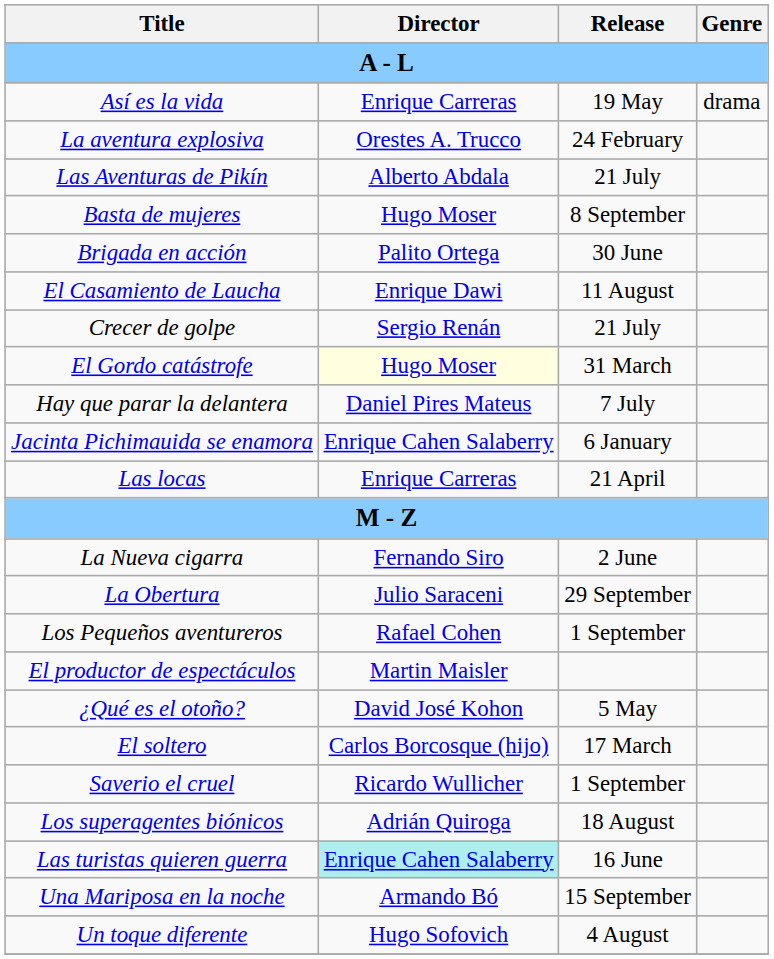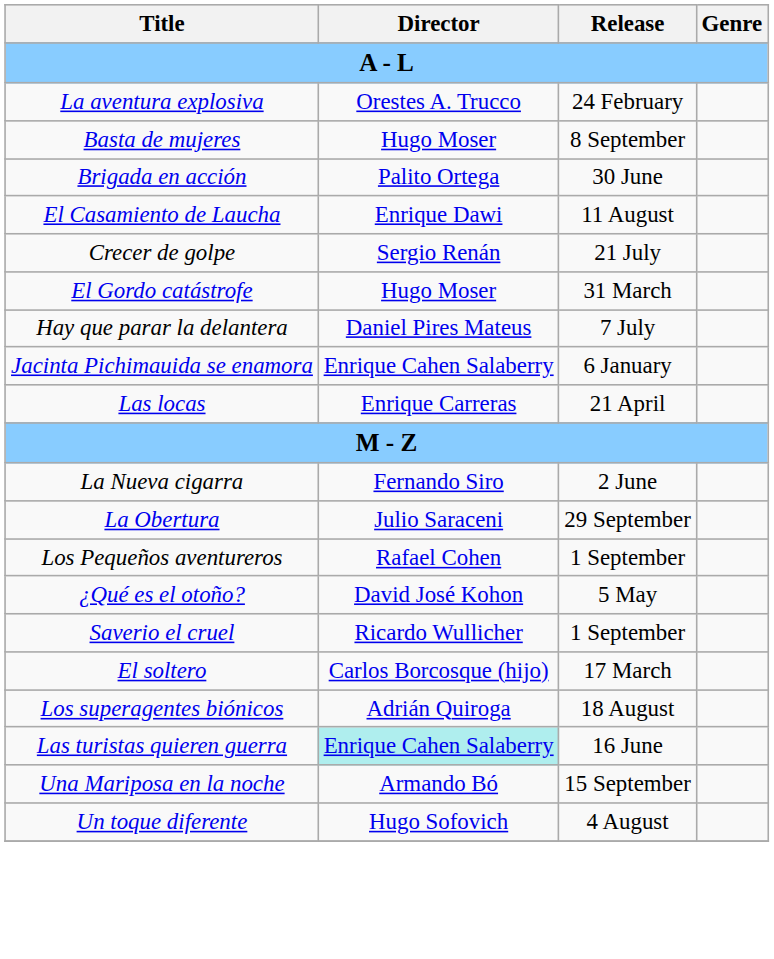- row: (162, 101)
- row: (162, 177)
(439, 366) lightyellow background -> (439, 290) no background
- row: (162, 670)
rows swapped: (162, 783) <-> (162, 746)
